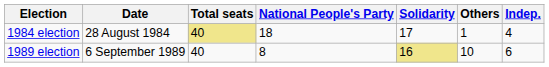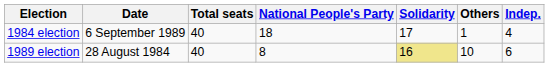(127, 33) 28 August 1984 -> (135, 33) 6 September 1989
(198, 33) khaki background -> (198, 33) no background
(135, 52) 6 September 1989 -> (127, 52) 28 August 1984
